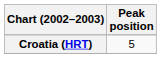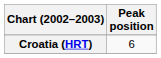(132, 44) 5 -> (132, 44) 6
